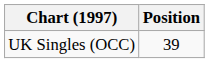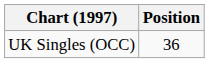(171, 44) 39 -> (171, 44) 36
